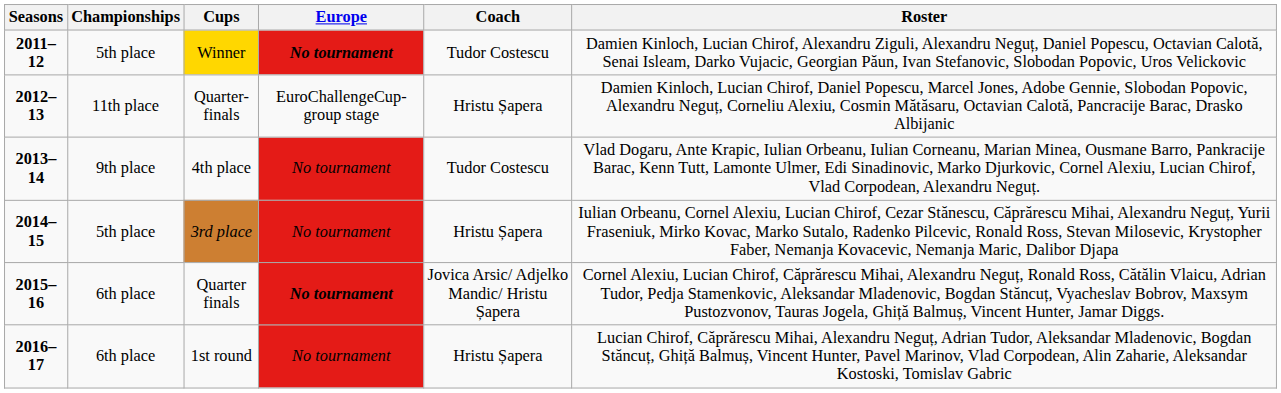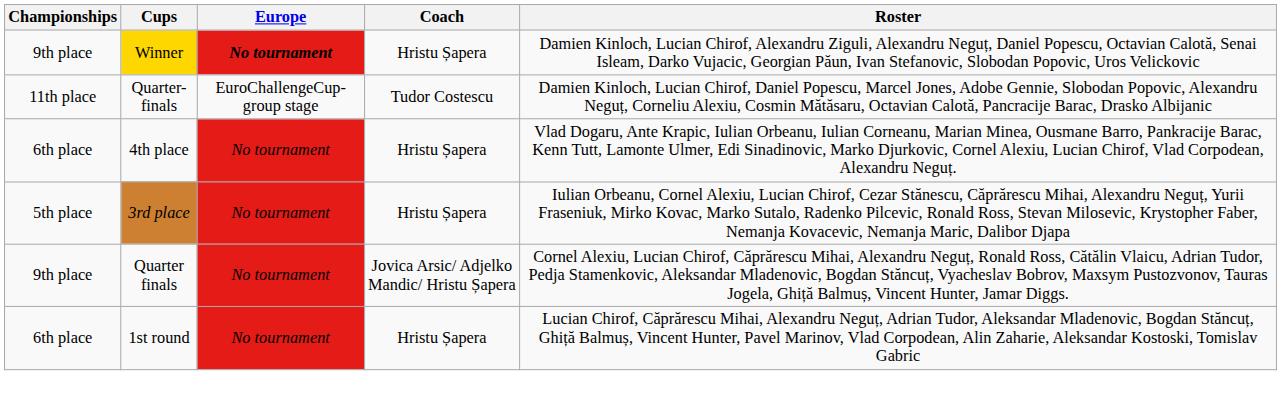- column: (36, 17)
(126, 52) 5th place -> (63, 52) 9th place
(498, 52) Tudor Costescu -> (442, 52) Hristu Șapera
(498, 105) Hristu Șapera -> (442, 96) Tudor Costescu
(126, 168) 9th place -> (63, 150) 6th place
(498, 168) Tudor Costescu -> (442, 150) Hristu Șapera
(126, 293) 6th place -> (63, 275) 9th place
(341, 293) bold -> (281, 275) normal
